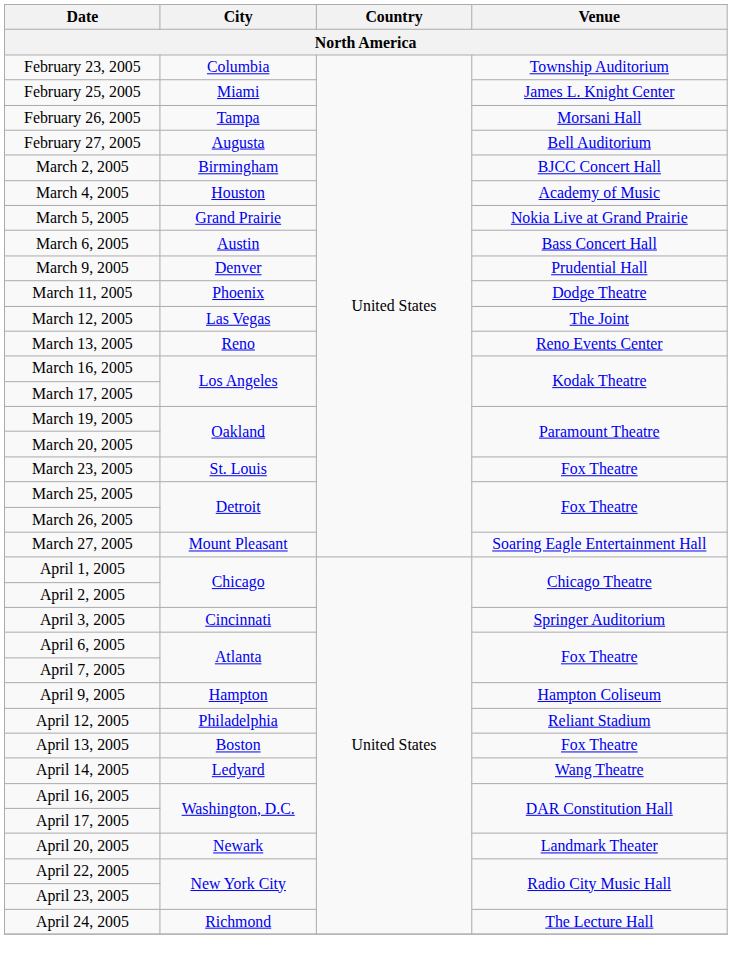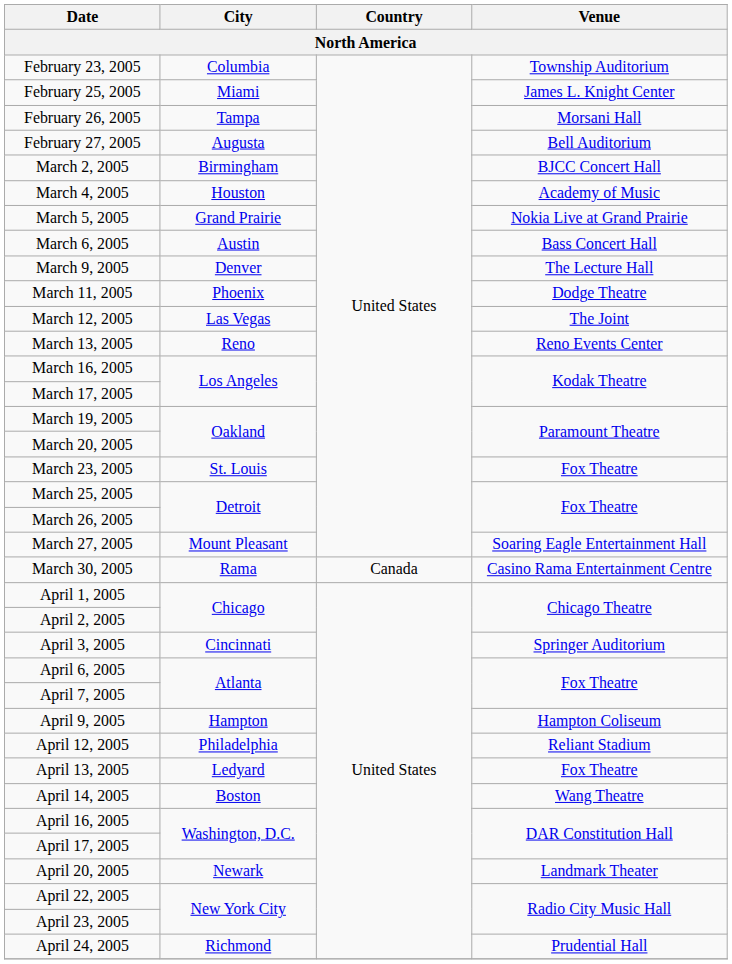(599, 268) Prudential Hall -> (599, 268) The Lecture Hall
+ row: (82, 569)
(238, 745) Boston -> (238, 770) Ledyard
(238, 770) Ledyard -> (238, 795) Boston
(599, 921) The Lecture Hall -> (599, 946) Prudential Hall
